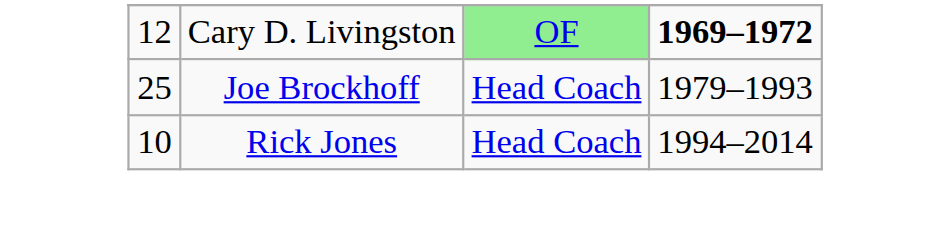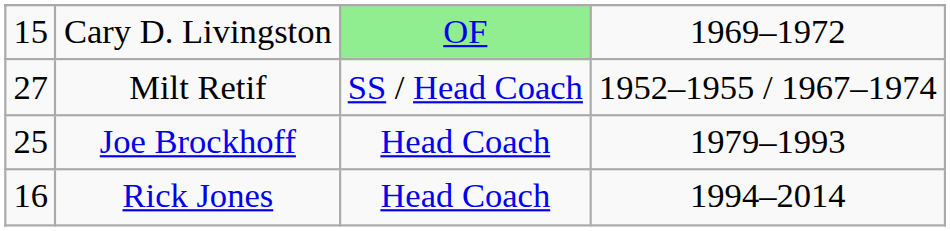(155, 31) 12 -> (31, 31) 15
(735, 31) bold -> (768, 31) normal
+ row: (198, 86)
(155, 141) 10 -> (31, 196) 16
